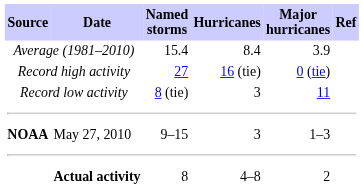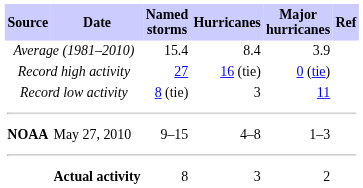(257, 134) 3 -> (250, 134) 4–8
(250, 176) 4–8 -> (257, 176) 3
